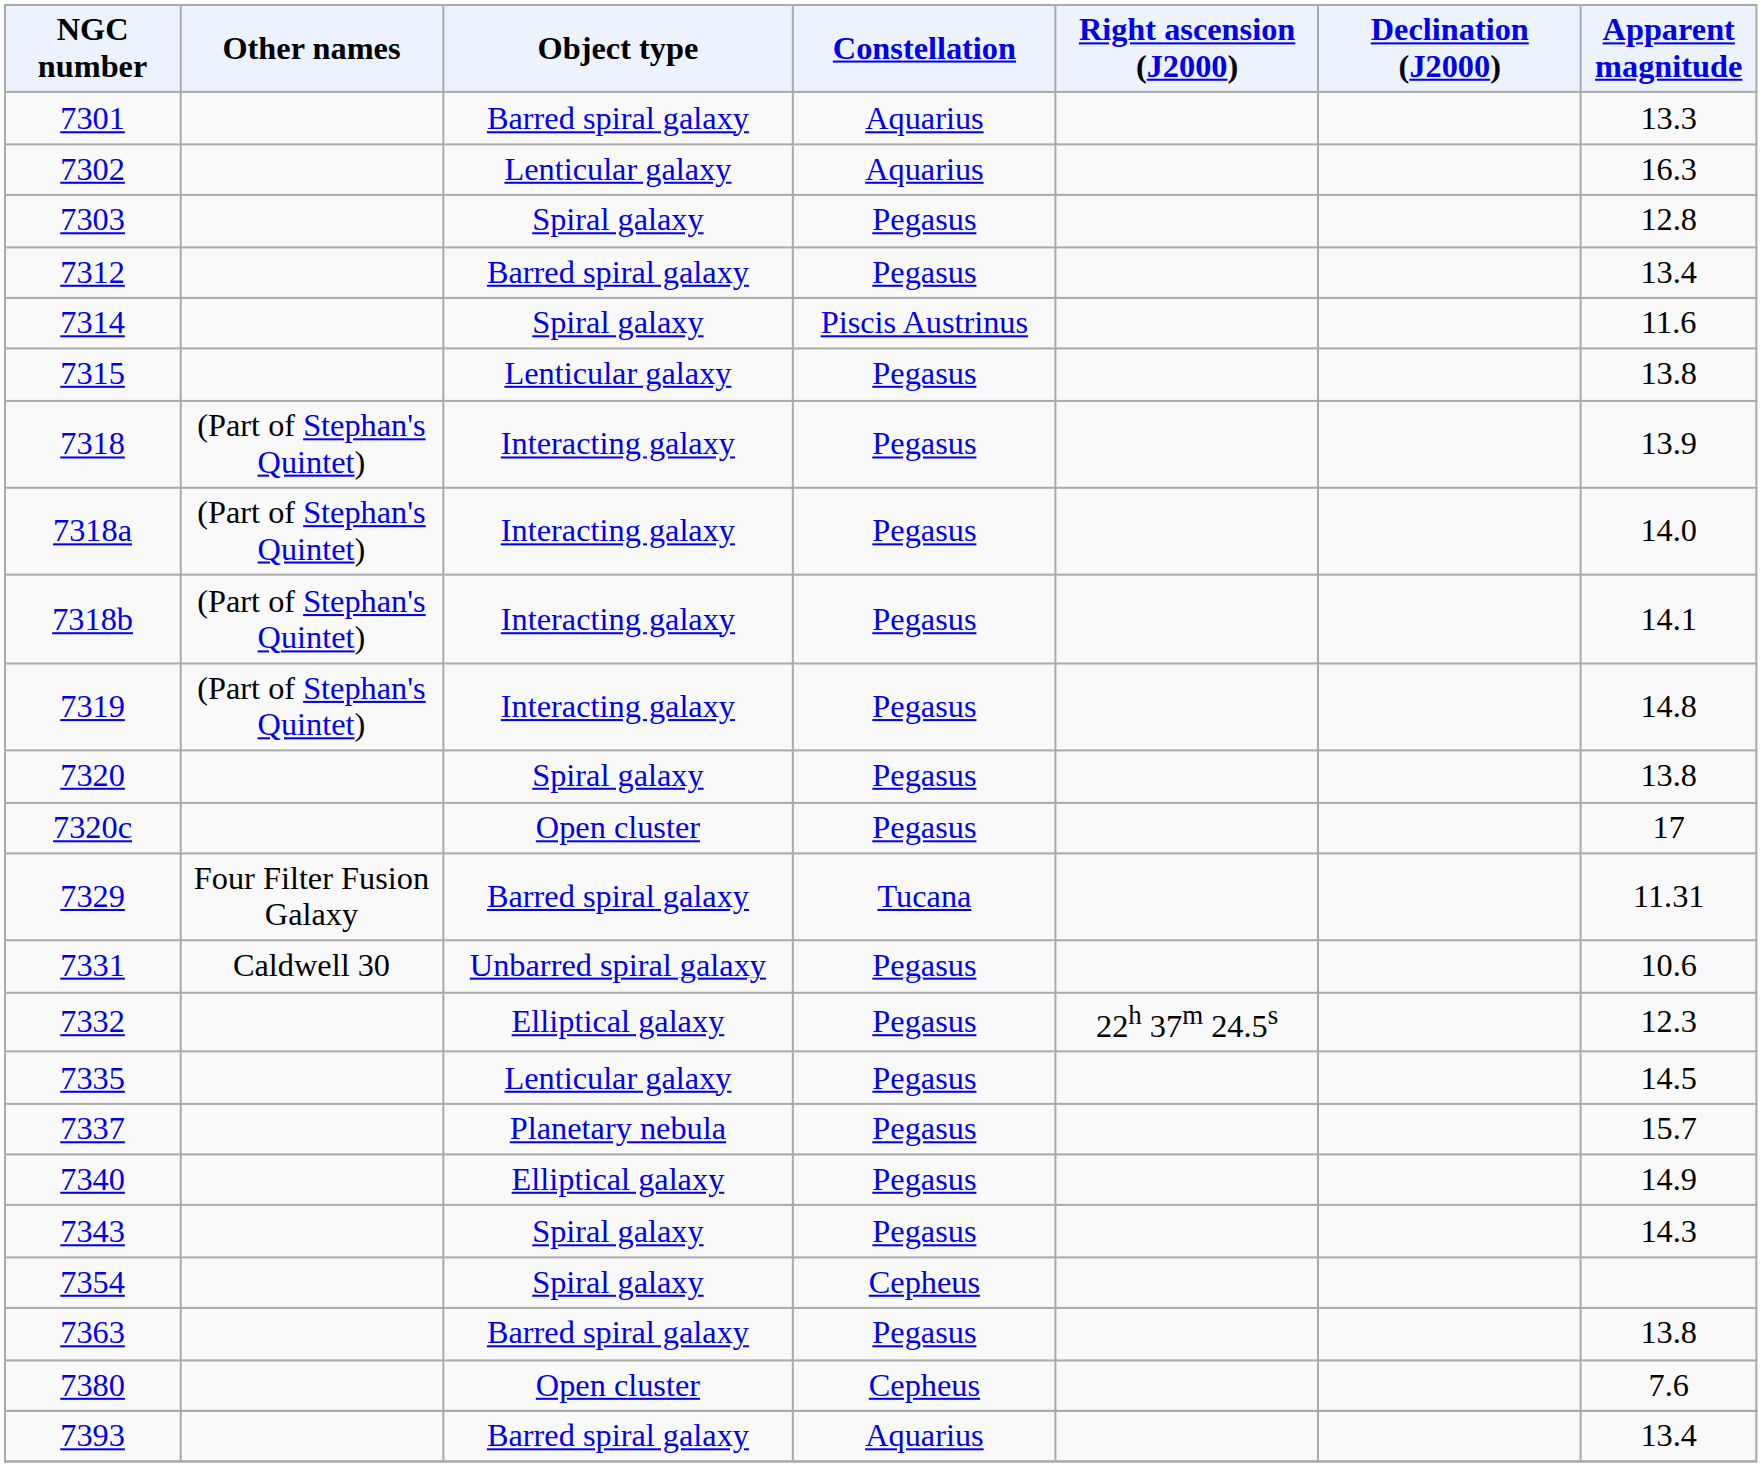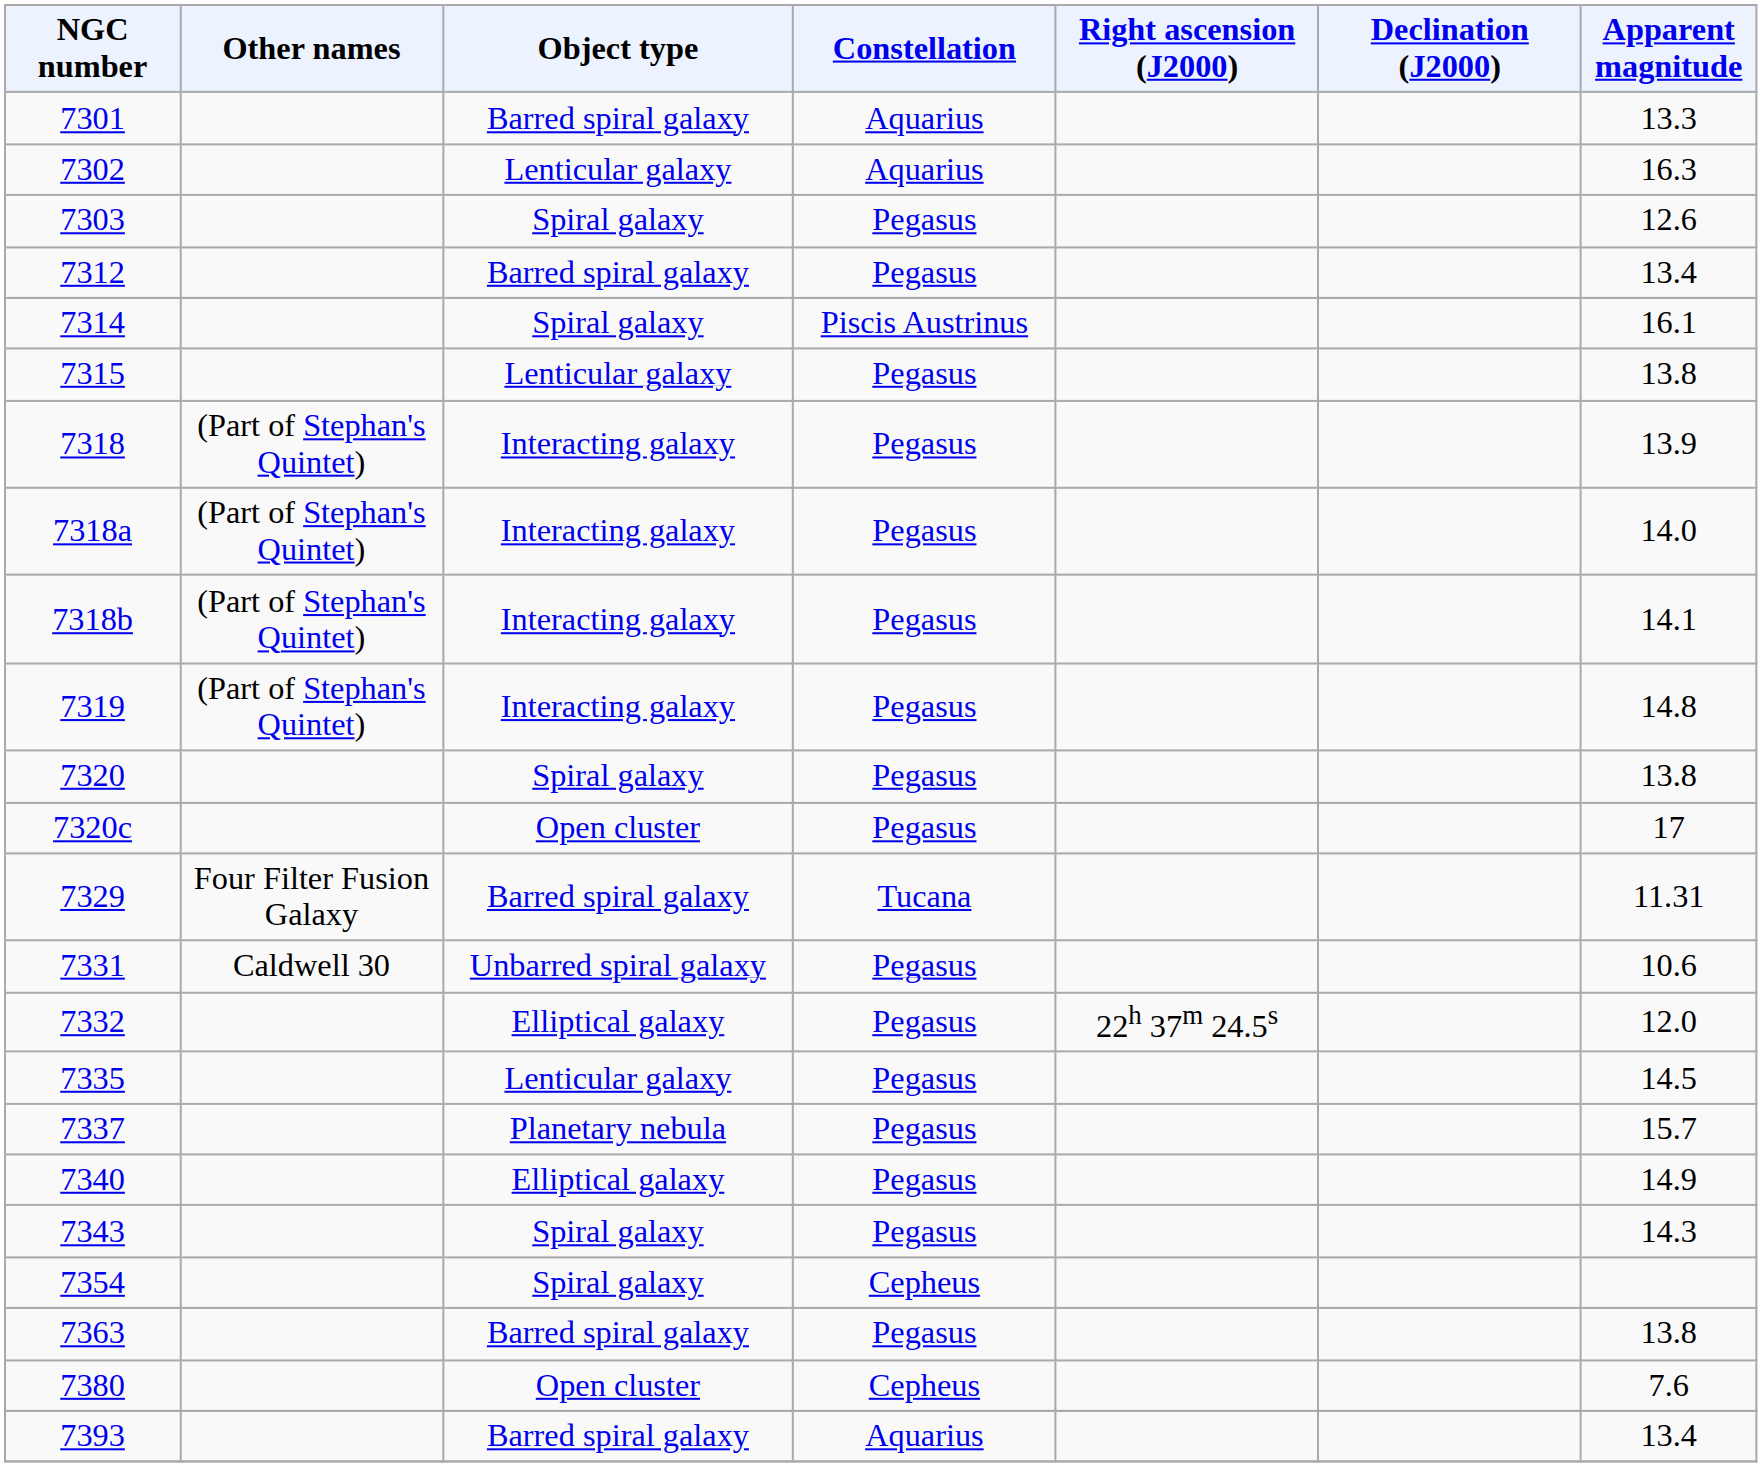(1669, 220) 12.8 -> (1669, 220) 12.6
(1669, 322) 11.6 -> (1669, 322) 16.1
(1669, 1021) 12.3 -> (1669, 1021) 12.0
